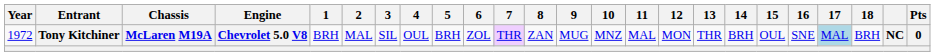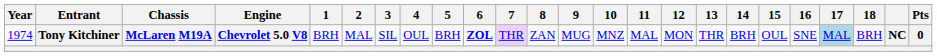(20, 35) 1972 -> (20, 35) 1974
(479, 35) normal -> (480, 35) bold
